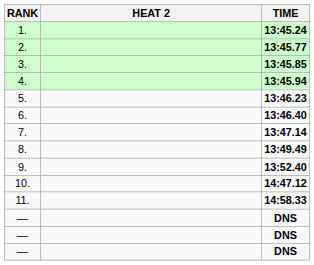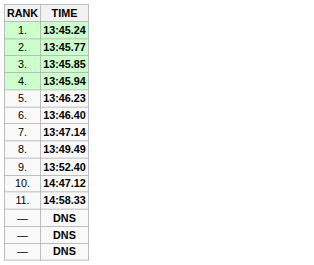- column: (151, 13)
